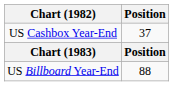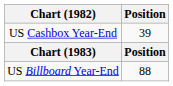(145, 33) 37 -> (145, 33) 39
